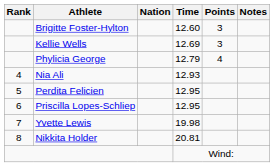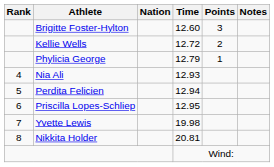(188, 43) 12.69 -> (188, 43) 12.72
(220, 43) 3 -> (220, 43) 2
(220, 59) 4 -> (220, 59) 1
(188, 91) 12.95 -> (188, 91) 12.94
